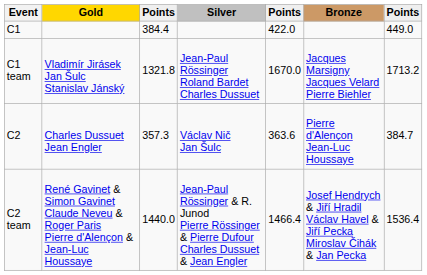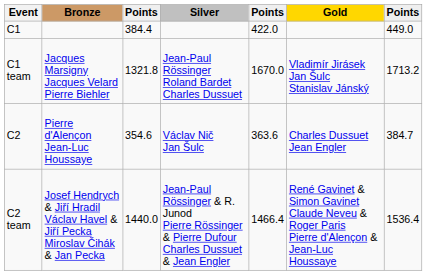columns swapped: (91, 13) <-> (344, 13)
(156, 136) 357.3 -> (138, 136) 354.6
